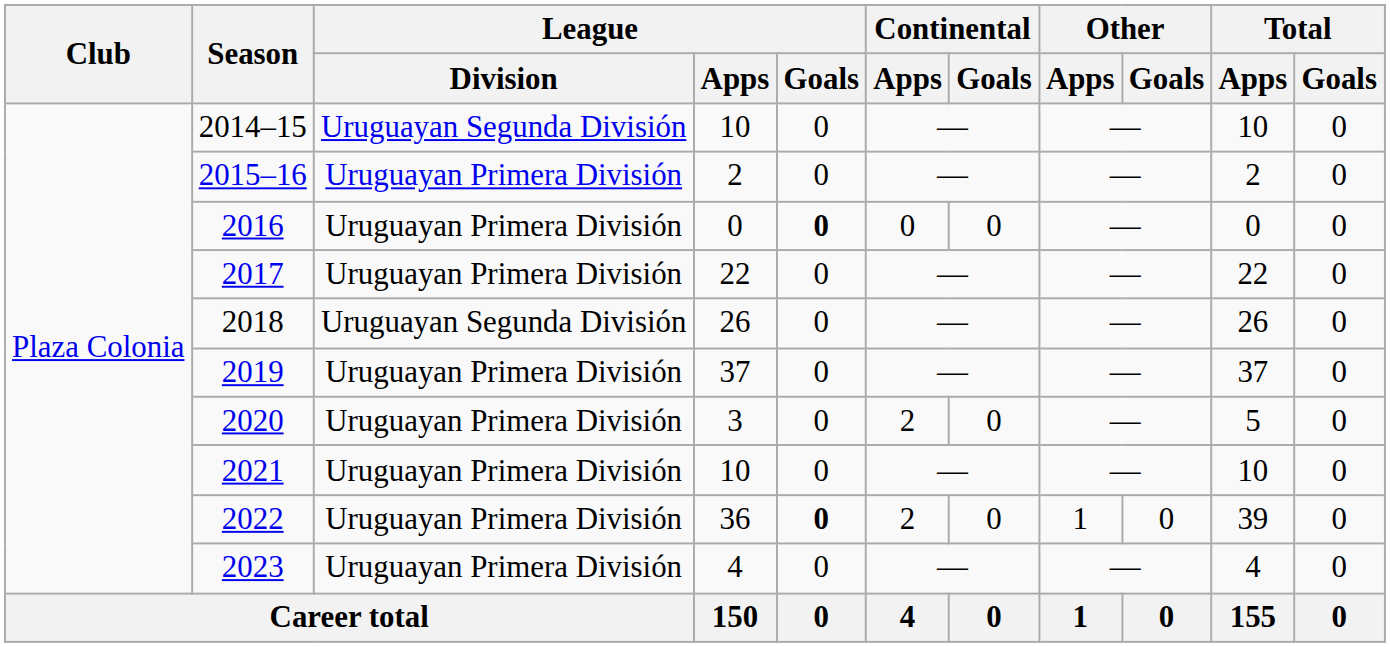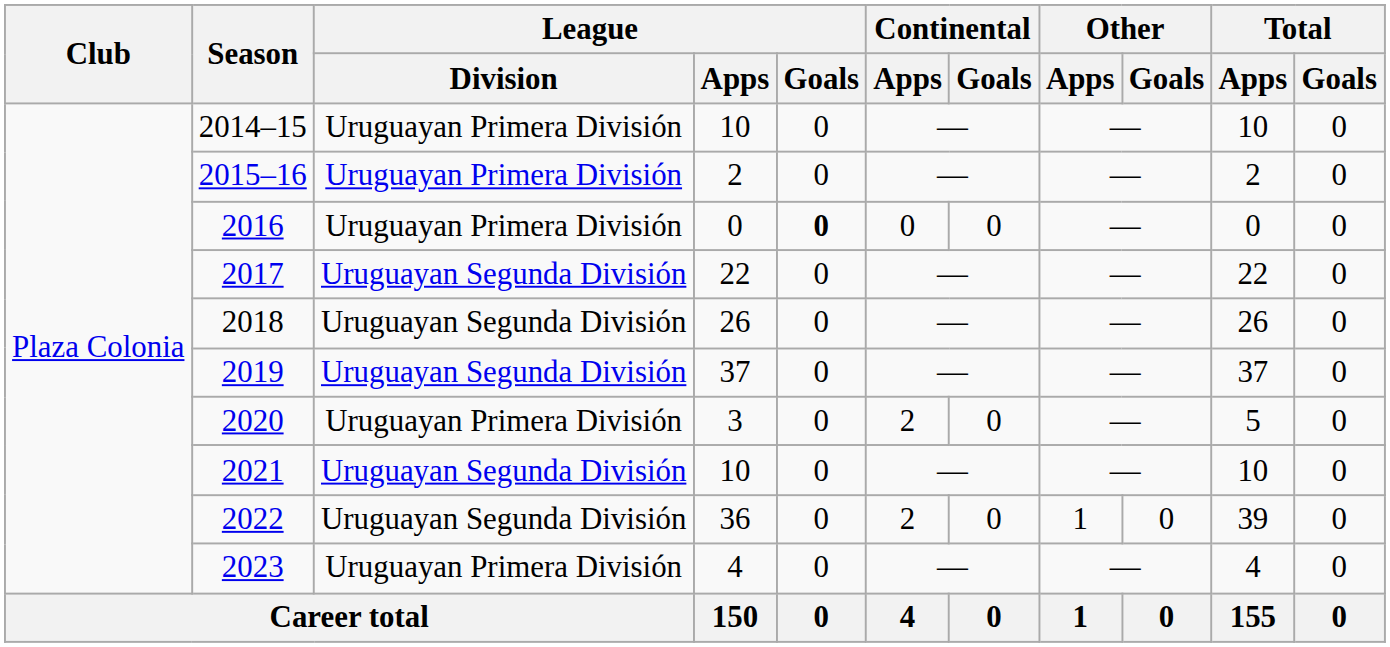(504, 126) Uruguayan Segunda División -> (504, 126) Uruguayan Primera División
(504, 273) Uruguayan Primera División -> (504, 273) Uruguayan Segunda División
(504, 371) Uruguayan Primera División -> (504, 371) Uruguayan Segunda División
(504, 469) Uruguayan Primera División -> (504, 469) Uruguayan Segunda División
(504, 518) Uruguayan Primera División -> (504, 518) Uruguayan Segunda División
(821, 518) bold -> (821, 518) normal
